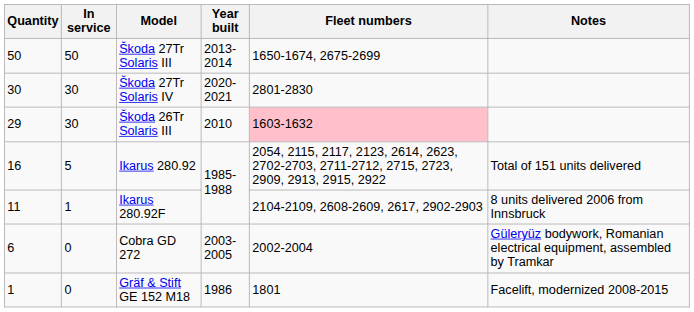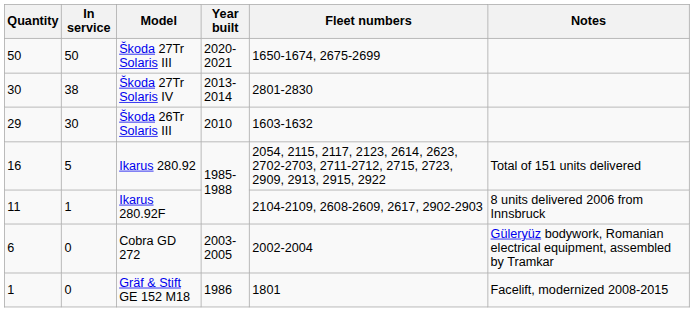(220, 55) 2013-2014 -> (220, 55) 2020-2021
(71, 90) 30 -> (71, 90) 38
(220, 90) 2020-2021 -> (220, 90) 2013-2014
(283, 124) pink background -> (283, 124) no background
